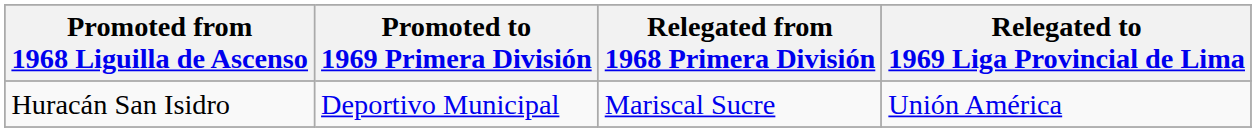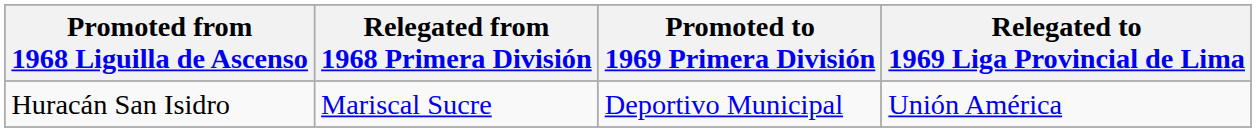columns swapped: (456, 42) <-> (740, 42)
